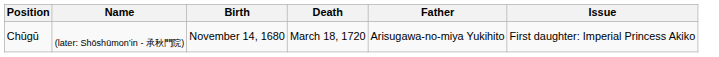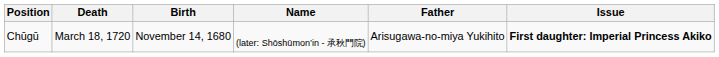columns swapped: (120, 13) <-> (328, 13)
(602, 36) normal -> (611, 36) bold
